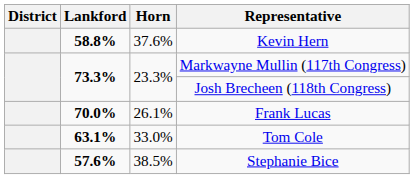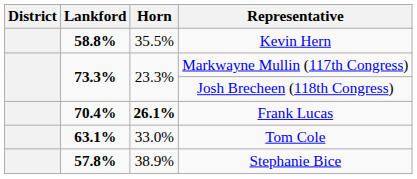(153, 40) 37.6% -> (154, 40) 35.5%
(95, 112) 70.0% -> (95, 112) 70.4%
(153, 112) normal -> (154, 112) bold
(95, 161) 57.6% -> (95, 161) 57.8%
(153, 161) 38.5% -> (154, 161) 38.9%
